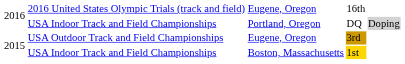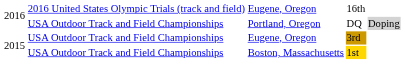(122, 23) USA Indoor Track and Field Championships -> (126, 23) USA Outdoor Track and Field Championships
(122, 52) USA Indoor Track and Field Championships -> (126, 52) USA Outdoor Track and Field Championships
